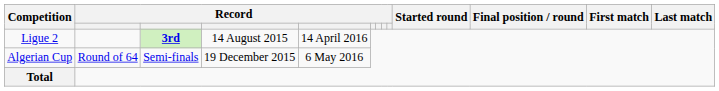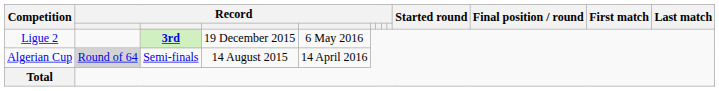(250, 38) 14 August 2015 -> (250, 38) 19 December 2015
(334, 38) 14 April 2016 -> (334, 38) 6 May 2016
(108, 57) no background -> (108, 57) lightgrey background
(250, 57) 19 December 2015 -> (250, 57) 14 August 2015
(334, 57) 6 May 2016 -> (334, 57) 14 April 2016
